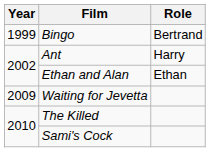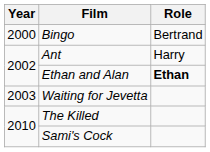(22, 34) 1999 -> (22, 34) 2000
(170, 75) normal -> (171, 75) bold
(22, 95) 2009 -> (22, 95) 2003
